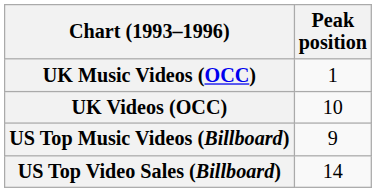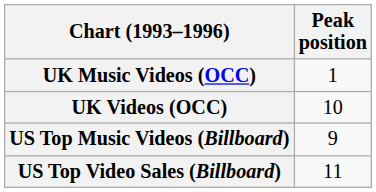(333, 171) 14 -> (333, 171) 11
